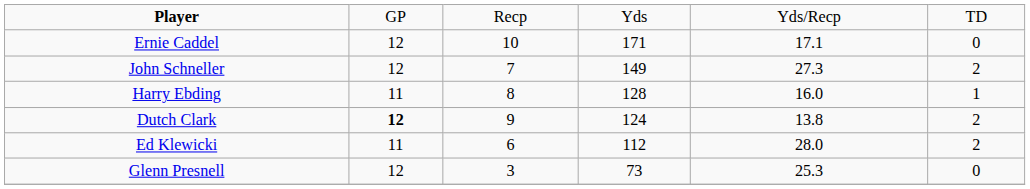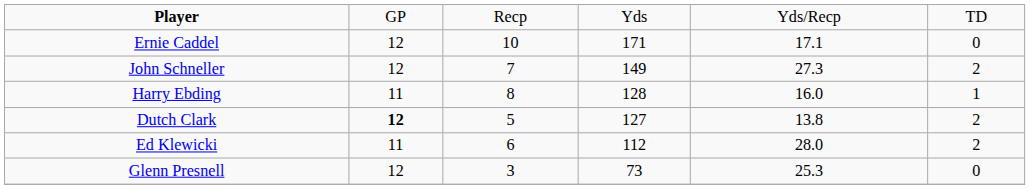(510, 119) 9 -> (510, 119) 5
(634, 119) 124 -> (634, 119) 127
